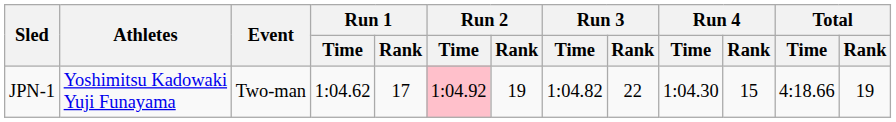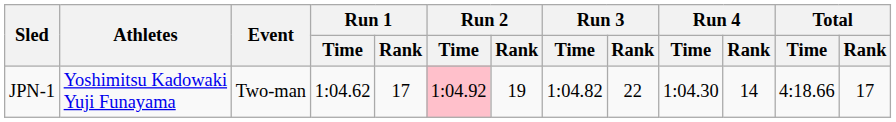(749, 91) 15 -> (749, 91) 14
(865, 91) 19 -> (865, 91) 17
